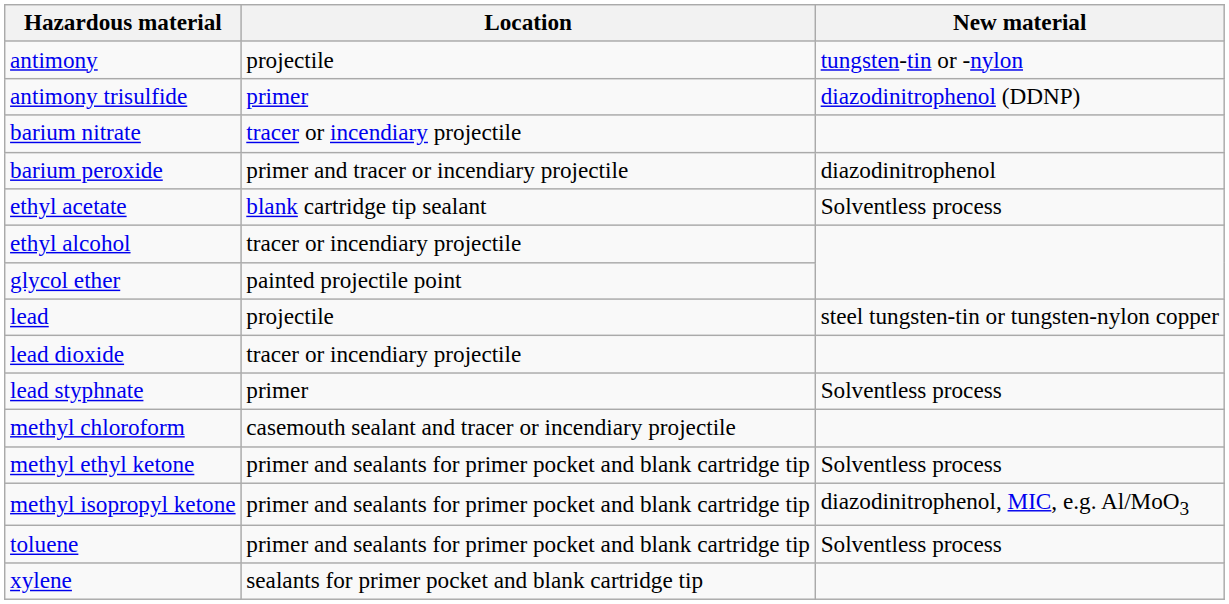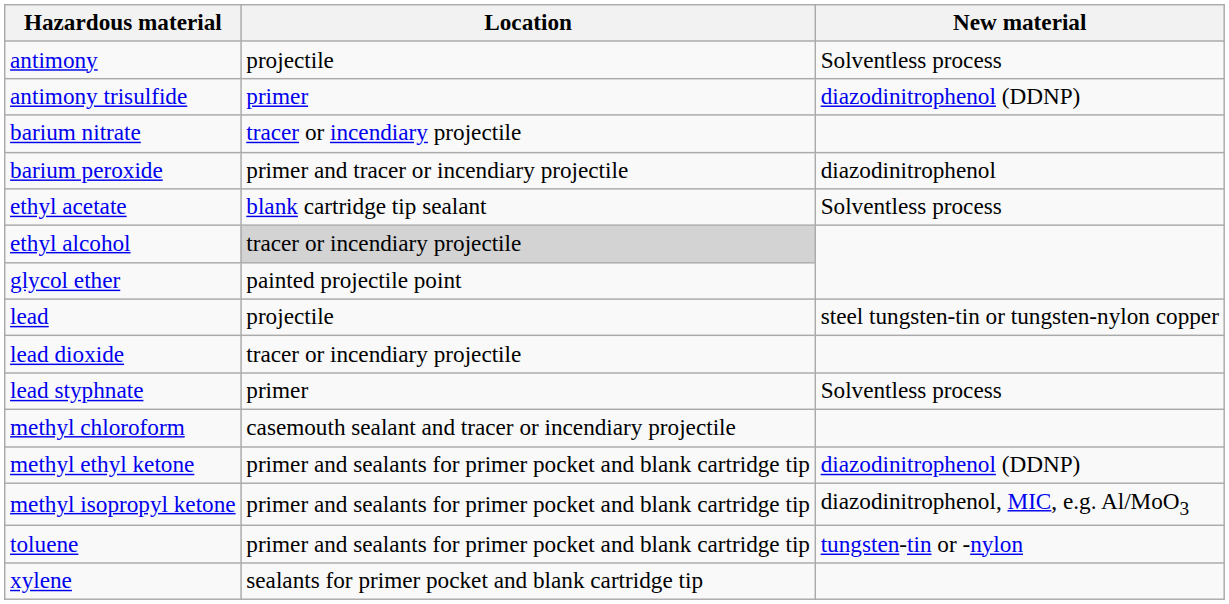(922, 59) tungsten-tin or -nylon -> (911, 59) Solventless process
(384, 243) no background -> (384, 243) lightgrey background
(911, 464) Solventless process -> (950, 464) diazodinitrophenol (DDNP)
(911, 544) Solventless process -> (922, 544) tungsten-tin or -nylon
